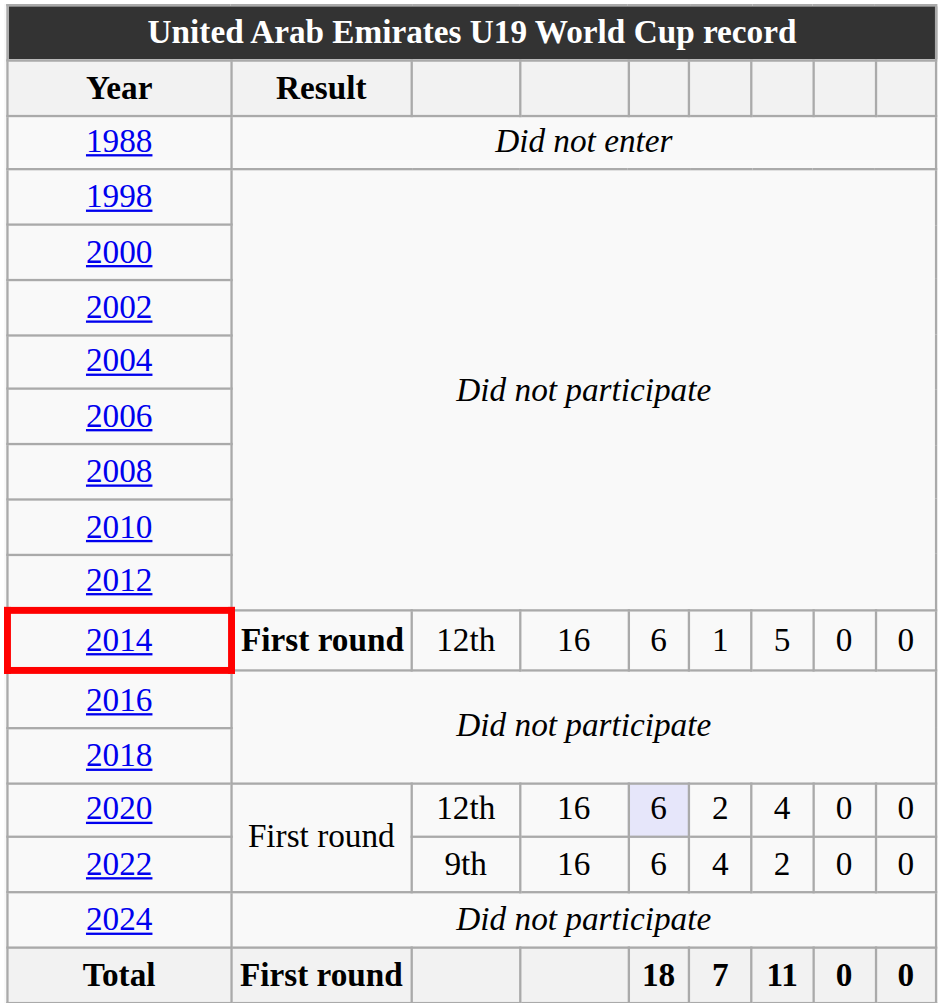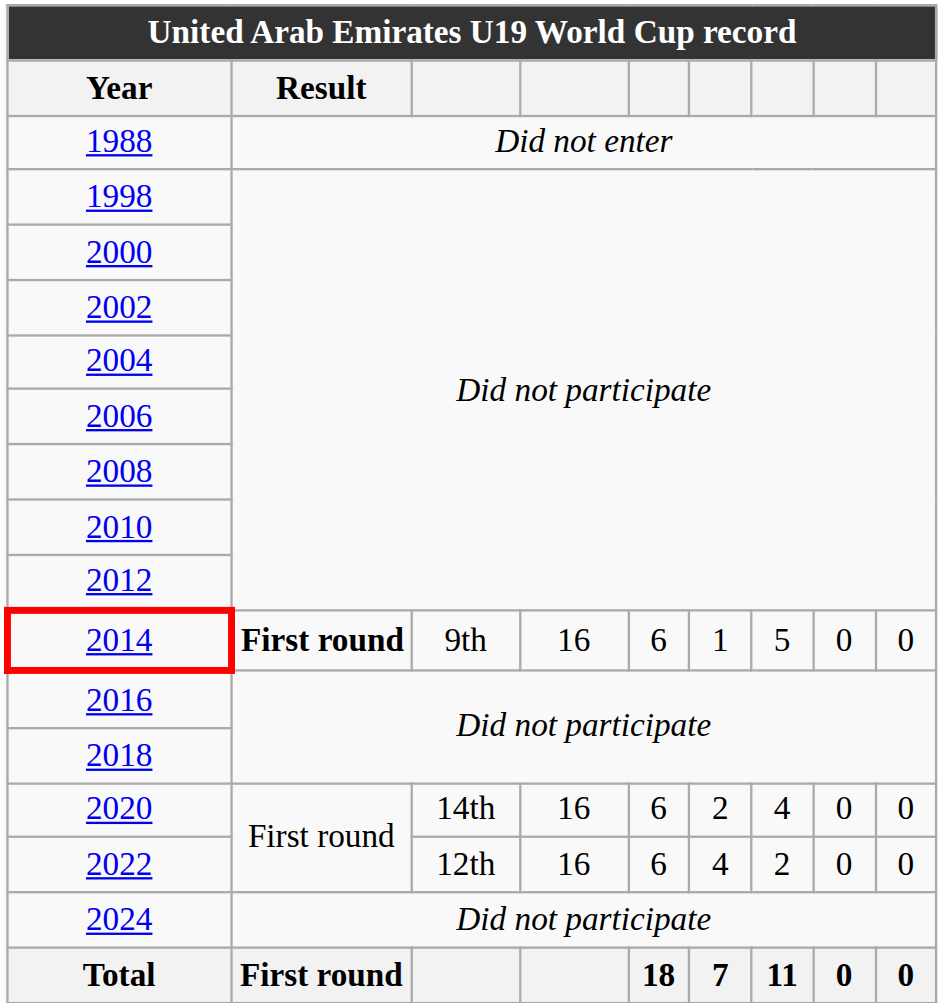(466, 640) 12th -> (466, 640) 9th
(466, 809) 12th -> (466, 809) 14th
(659, 809) lavender background -> (659, 809) no background
(466, 864) 9th -> (466, 864) 12th
